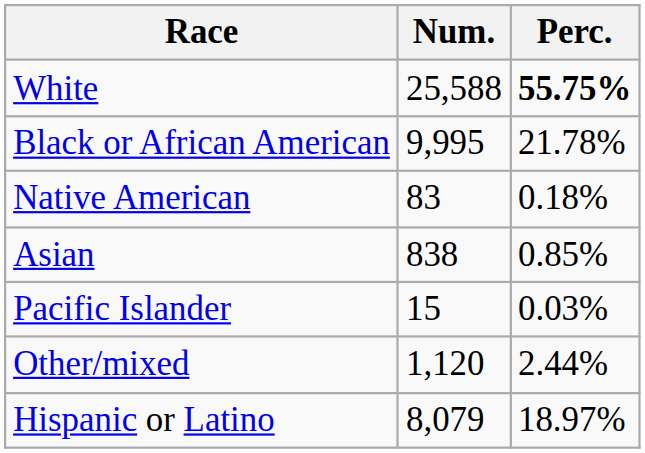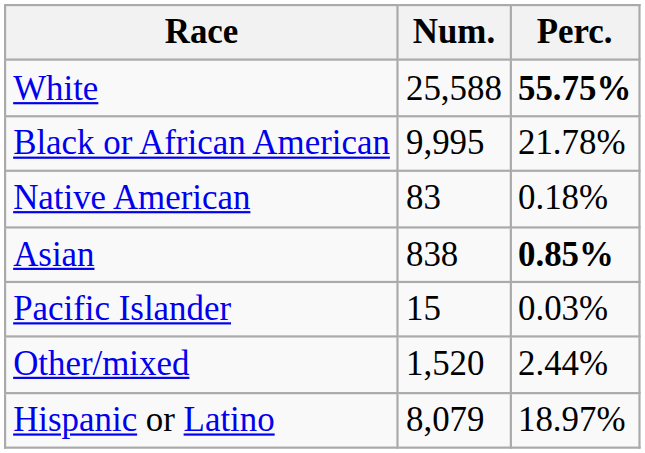(563, 253) normal -> (566, 253) bold
(445, 364) 1,120 -> (445, 364) 1,520
